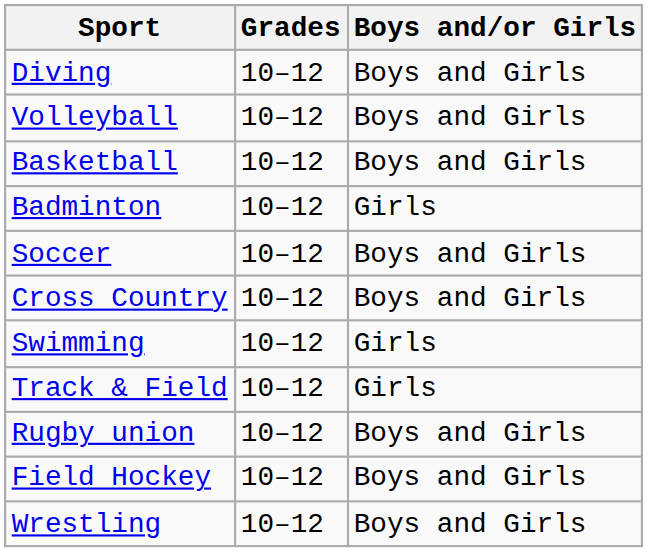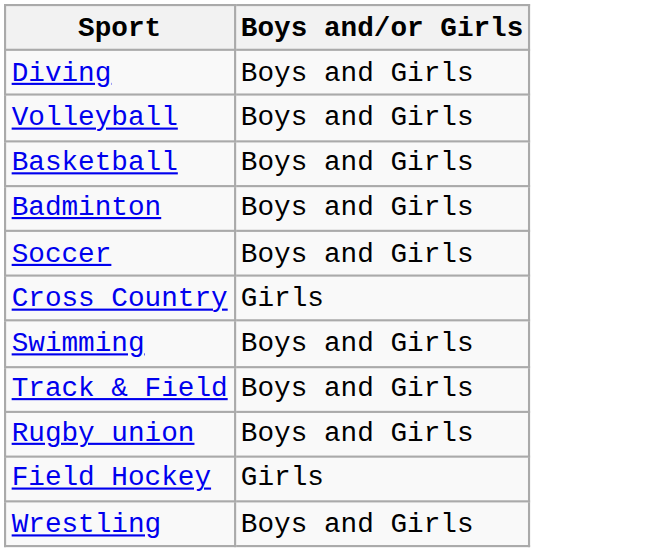- column: (291, 28)
(395, 208) Girls -> (357, 208) Boys and Girls
(470, 298) Boys and Girls -> (282, 298) Girls
(395, 344) Girls -> (357, 344) Boys and Girls
(395, 389) Girls -> (357, 389) Boys and Girls
(470, 479) Boys and Girls -> (282, 479) Girls
